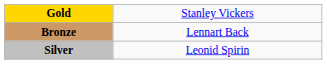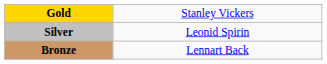rows swapped: (59, 50) <-> (59, 31)
